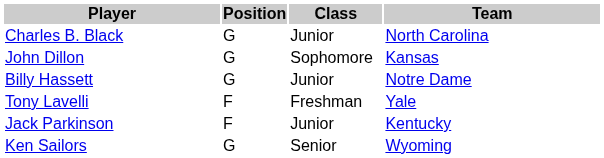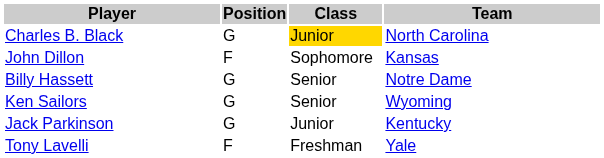(312, 36) no background -> (312, 36) gold background
(229, 58) G -> (228, 58) F
(312, 80) Junior -> (313, 80) Senior
rows swapped: (47, 102) <-> (46, 146)
(228, 124) F -> (229, 124) G
